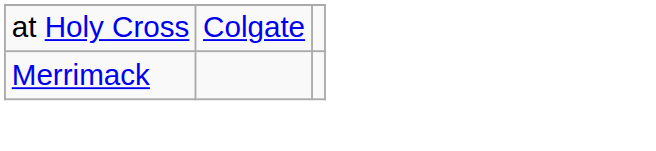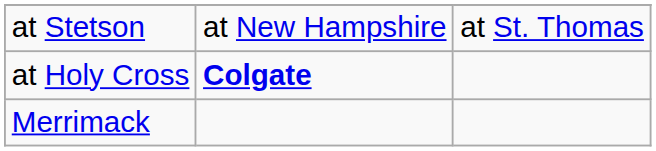+ row: (78, 27)
(254, 27) normal -> (257, 74) bold
